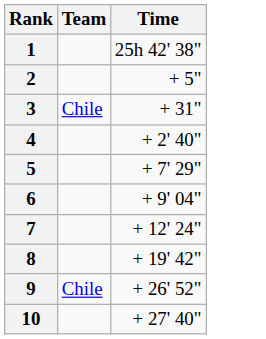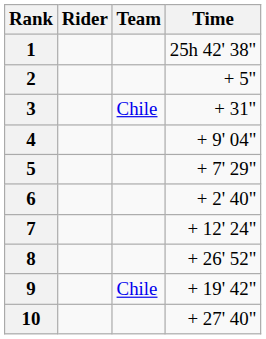+ column: (85, 19)
(172, 139) + 2' 40" -> (227, 139) + 9' 04"
(172, 199) + 9' 04" -> (227, 199) + 2' 40"
(167, 259) + 19' 42" -> (222, 259) + 26' 52"
(167, 288) + 26' 52" -> (222, 288) + 19' 42"
